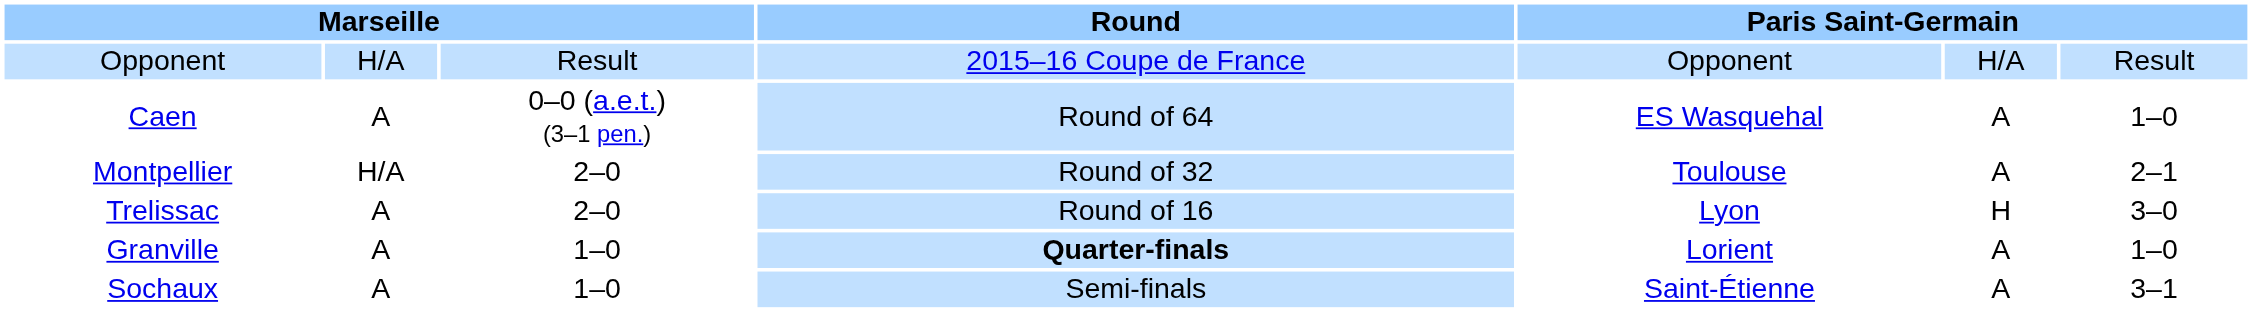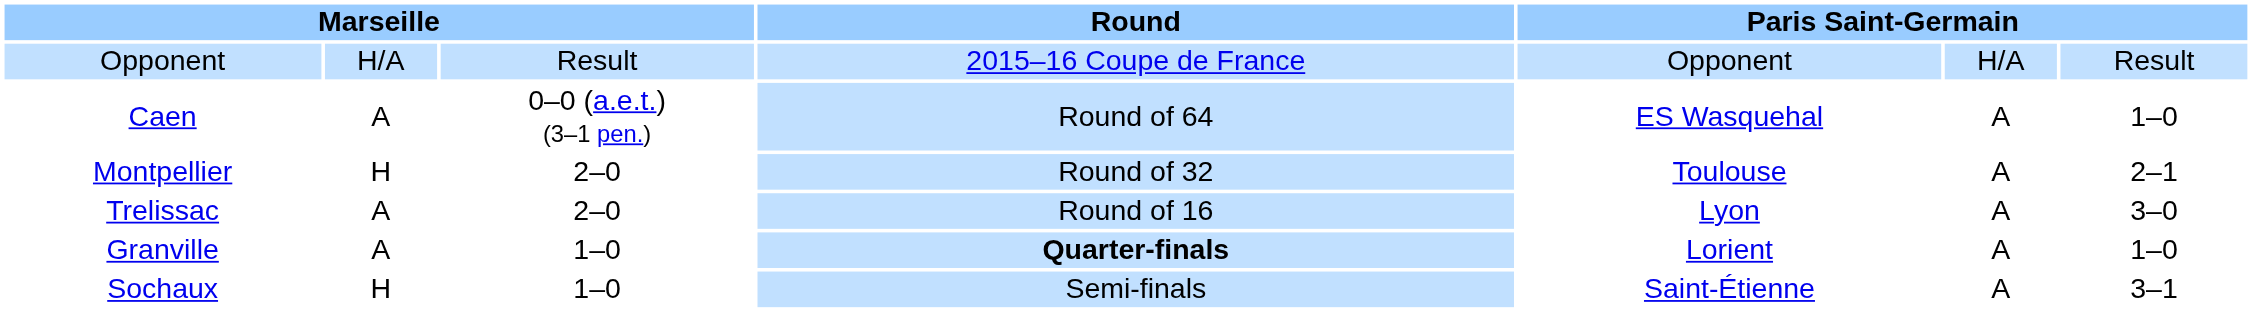(381, 171) H/A -> (381, 171) H
(2001, 210) H -> (2001, 210) A
(381, 288) A -> (381, 288) H
